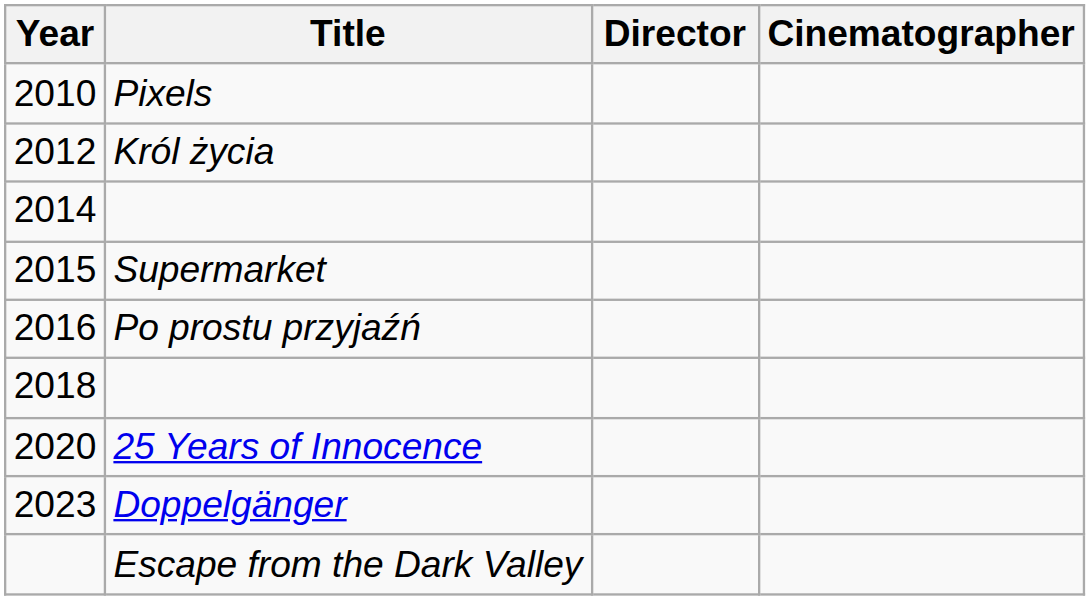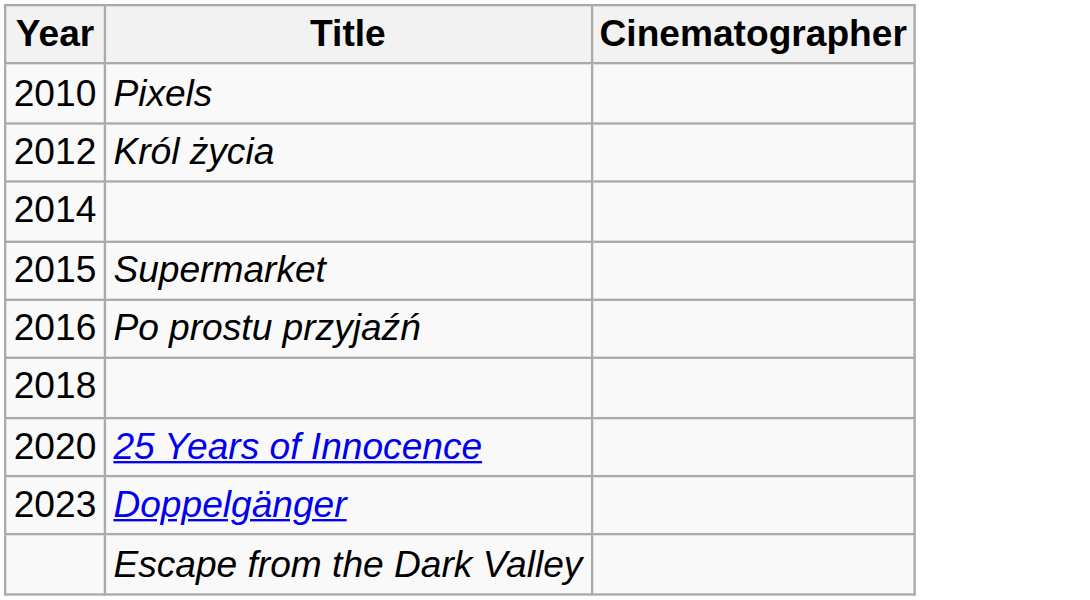- column: (675, 33)
